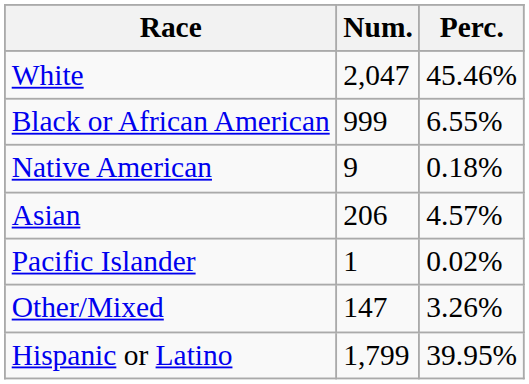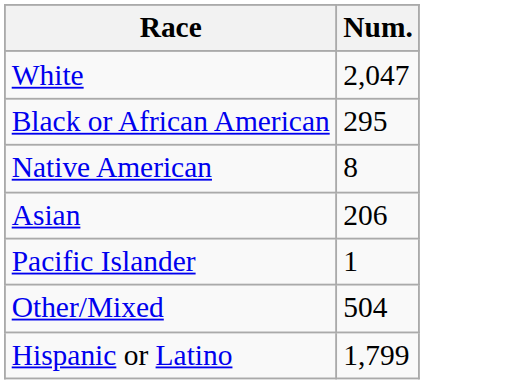- column: (472, 27)
(365, 121) 999 -> (365, 121) 295
(351, 167) 9 -> (351, 167) 8
(365, 307) 147 -> (365, 307) 504
